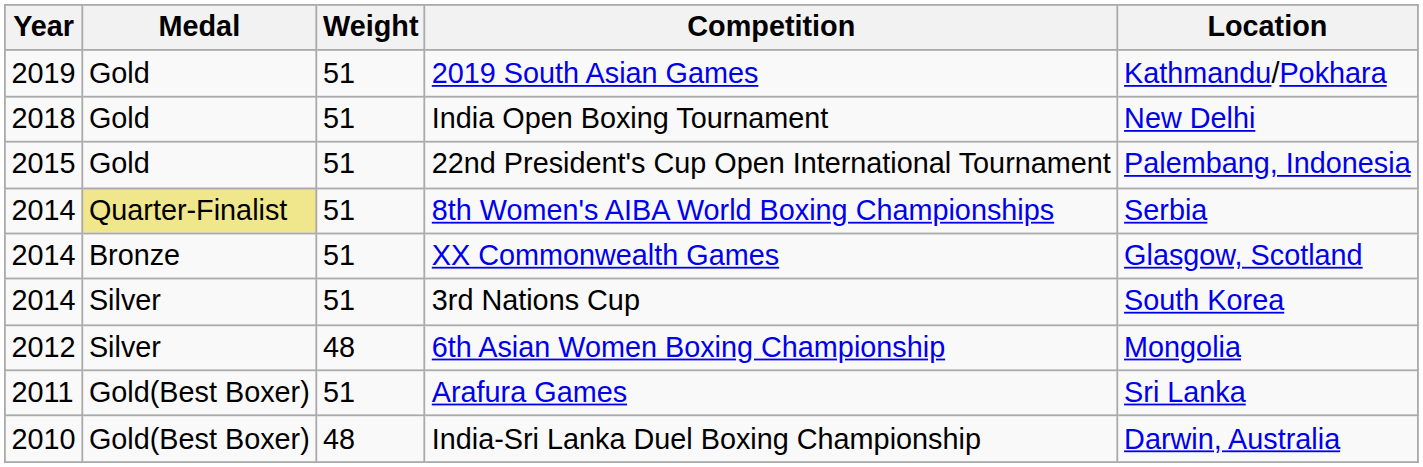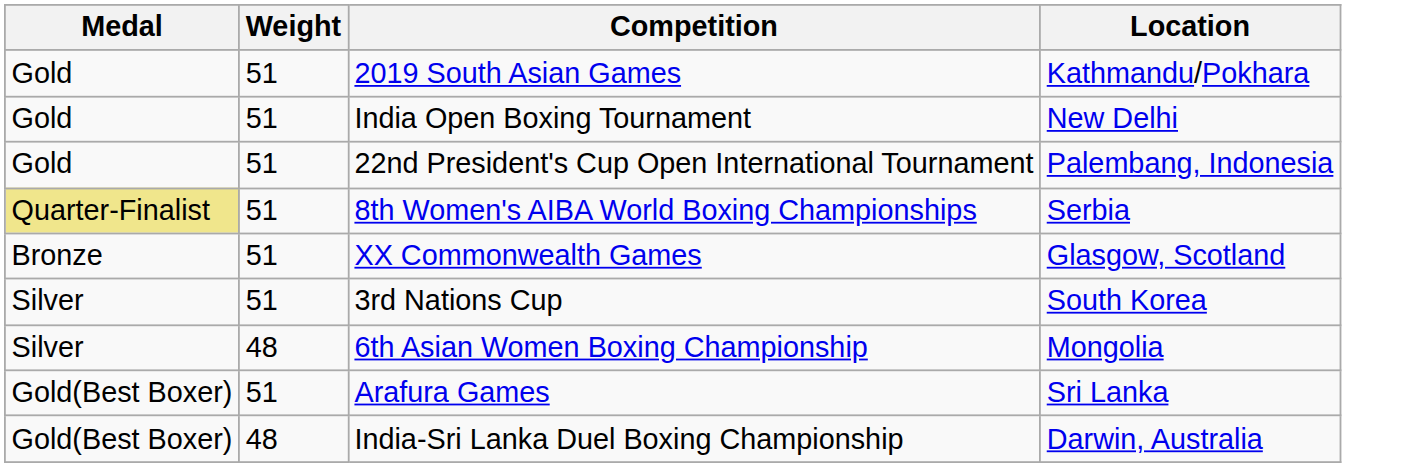- column: (44, 27)
